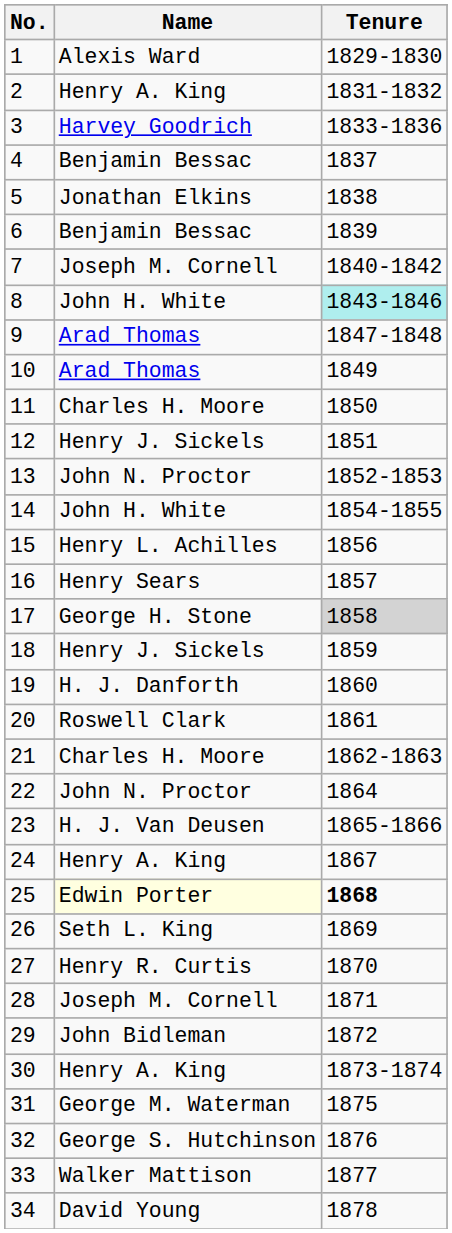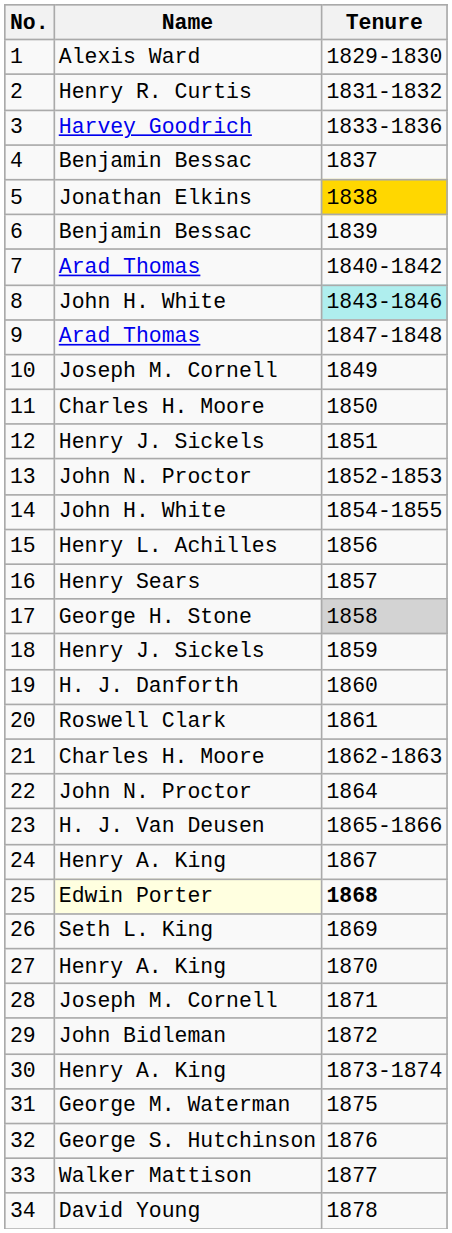(142, 92) Henry A. King -> (155, 92) Henry R. Curtis
(352, 197) no background -> (352, 197) gold background
(168, 267) Joseph M. Cornell -> (130, 267) Arad Thomas
(130, 372) Arad Thomas -> (168, 372) Joseph M. Cornell
(155, 966) Henry R. Curtis -> (142, 966) Henry A. King
